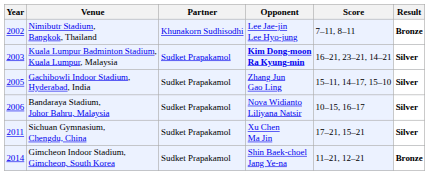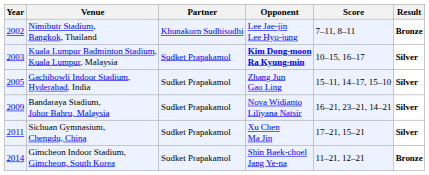(354, 57) 16–21, 23–21, 14–21 -> (340, 57) 10–15, 16–17
(15, 108) 2006 -> (15, 108) 2009
(340, 108) 10–15, 16–17 -> (354, 108) 16–21, 23–21, 14–21
